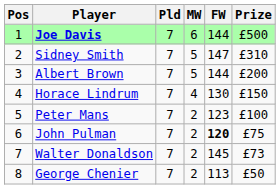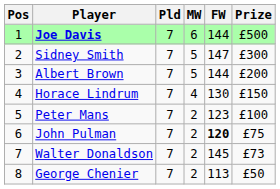(254, 54) £310 -> (254, 54) £300
